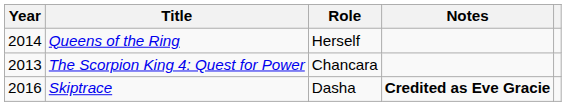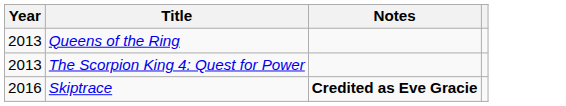- column: (345, 16)
(25, 40) 2014 -> (25, 40) 2013
